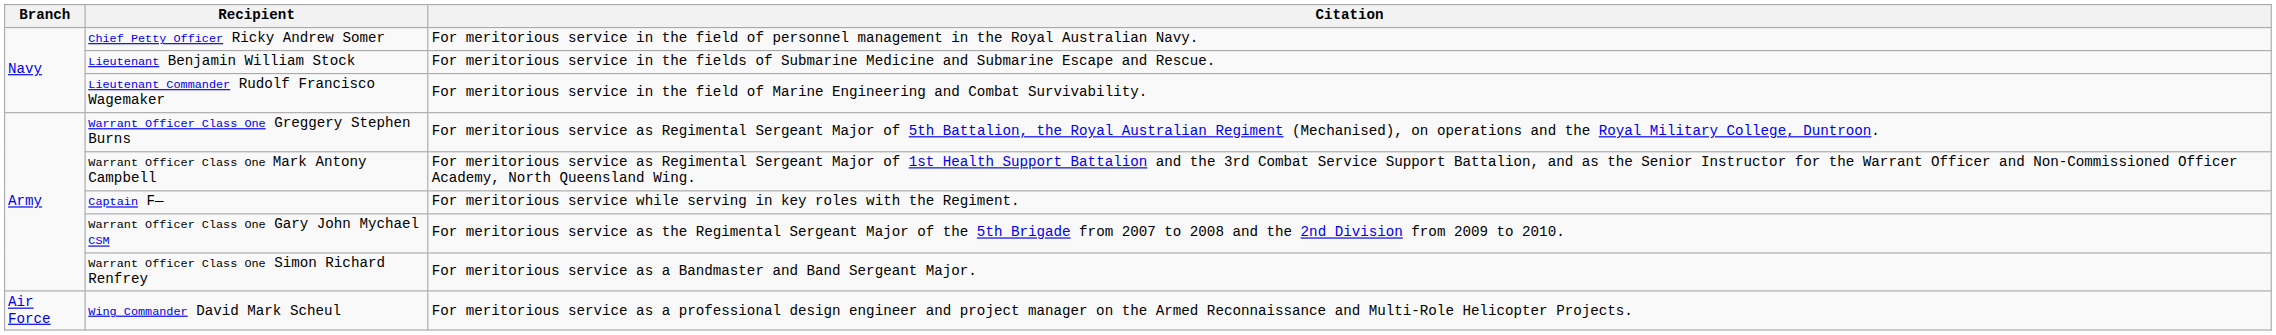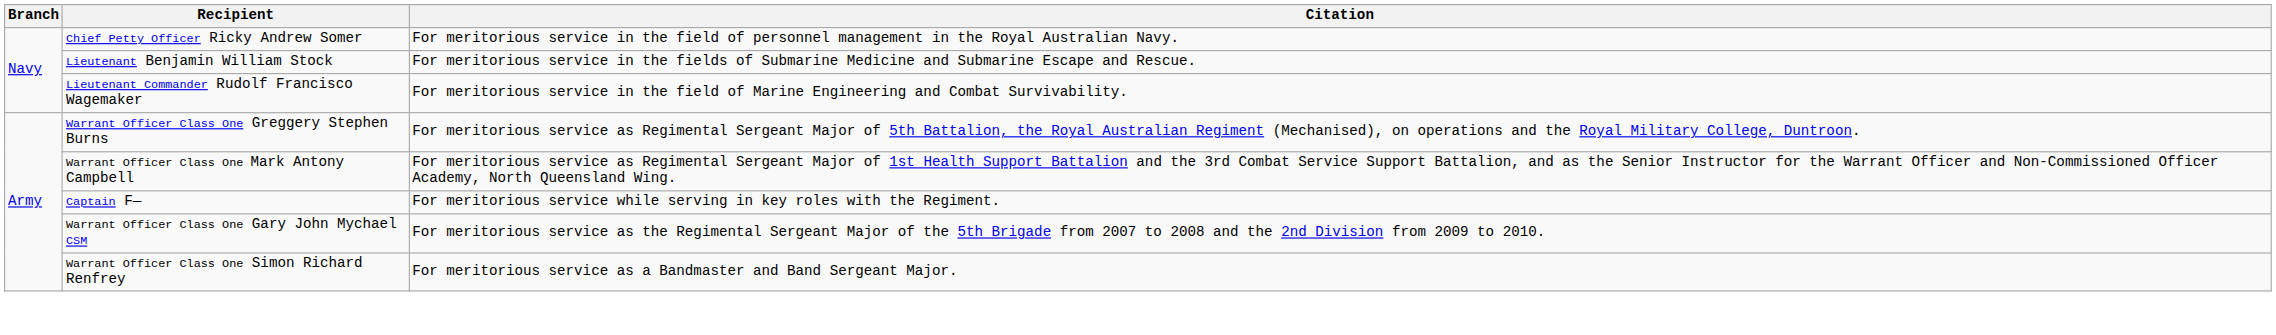- row: (215, 311)
